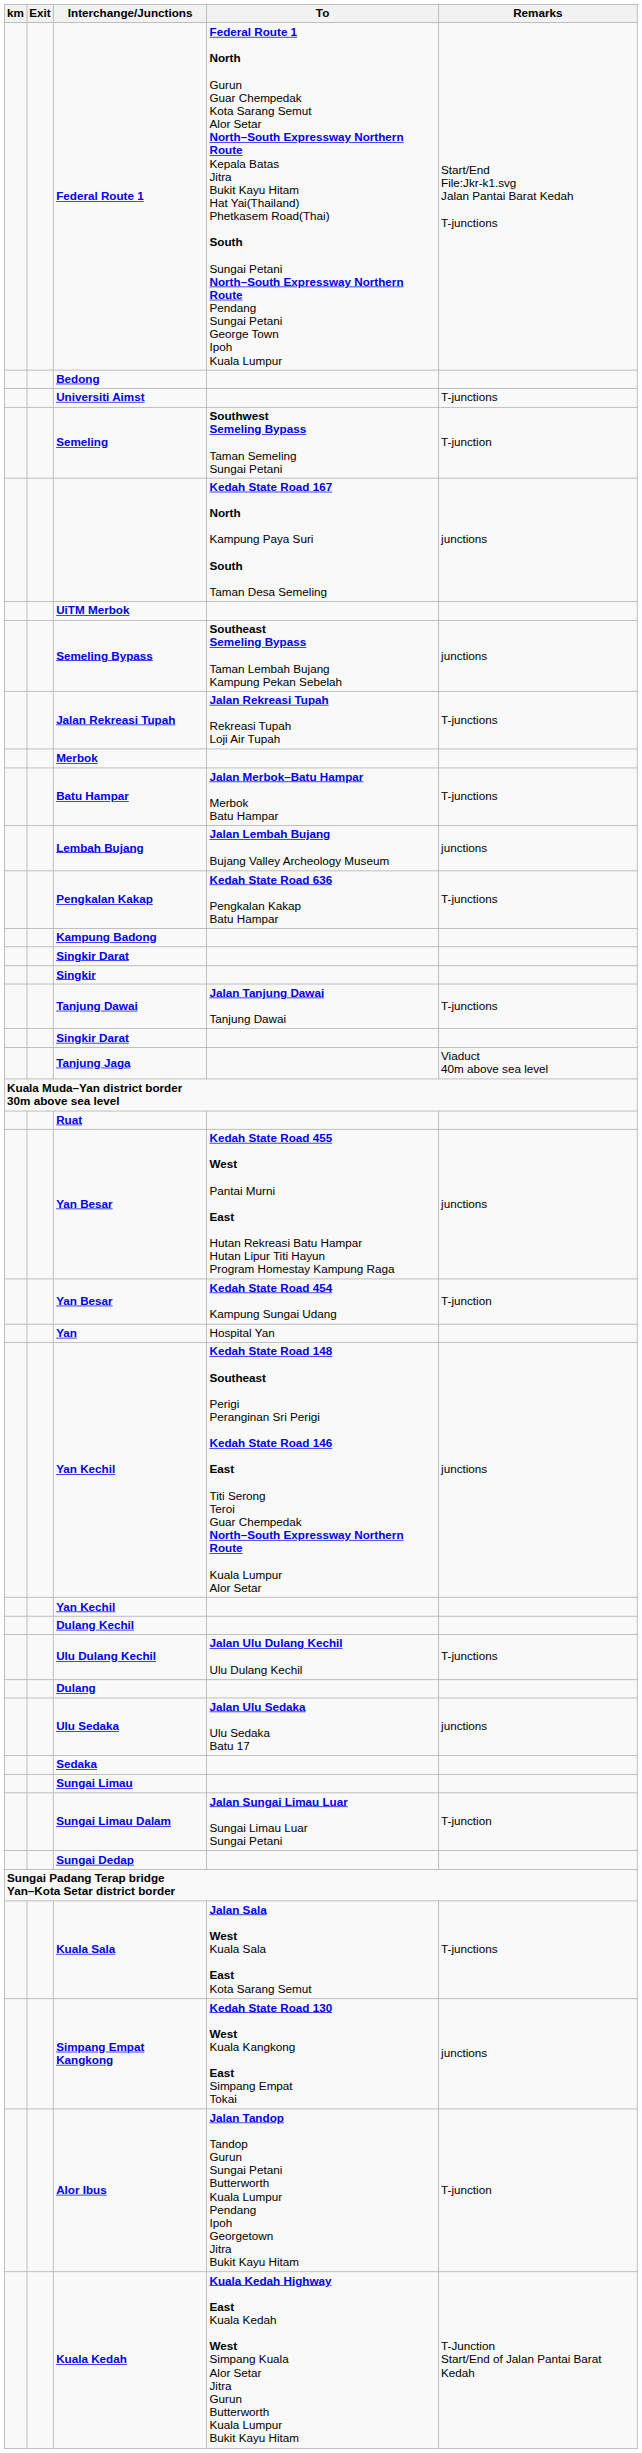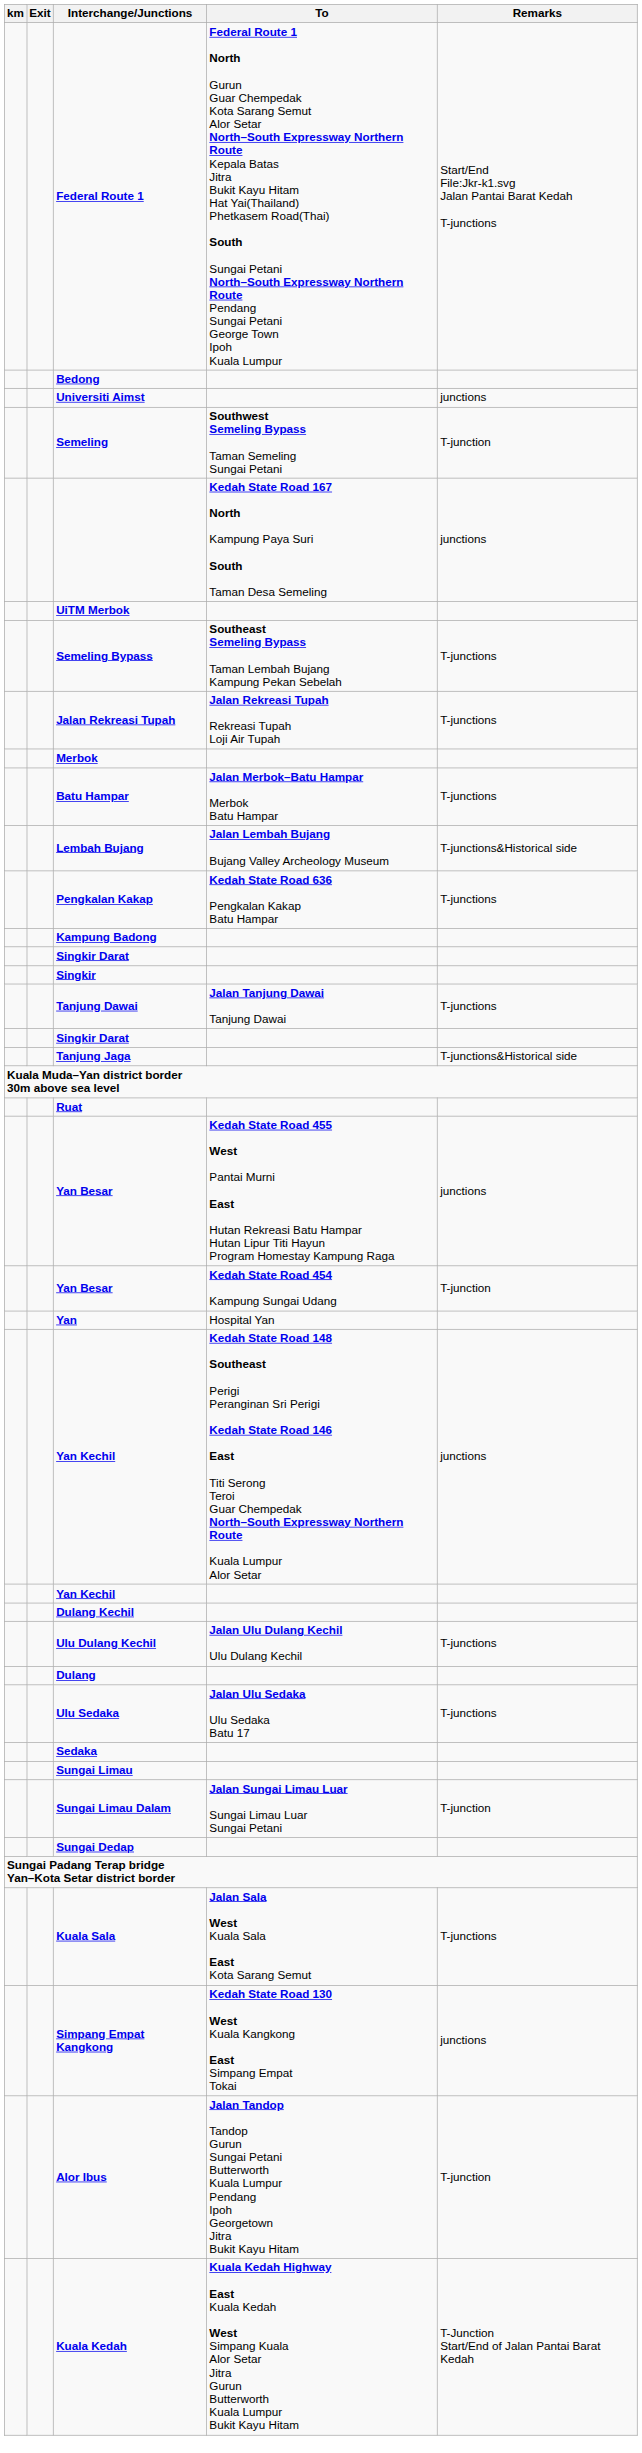(469, 397) T-junctions -> (463, 397) junctions
(464, 655) junctions -> (468, 655) T-junctions
(464, 848) junctions -> (509, 848) T-junctions&Historical side
(495, 1063) Viaduct 40m above sea level -> (509, 1056) T-junctions&Historical side
(464, 1726) junctions -> (468, 1713) T-junctions
